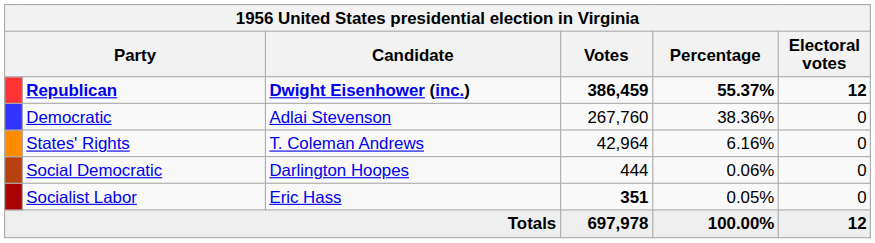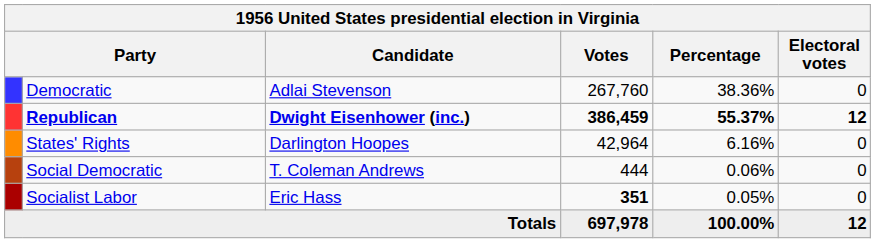rows swapped: (72, 90) <-> (69, 117)
(347, 144) T. Coleman Andrews -> (339, 144) Darlington Hoopes
(339, 171) Darlington Hoopes -> (347, 171) T. Coleman Andrews
